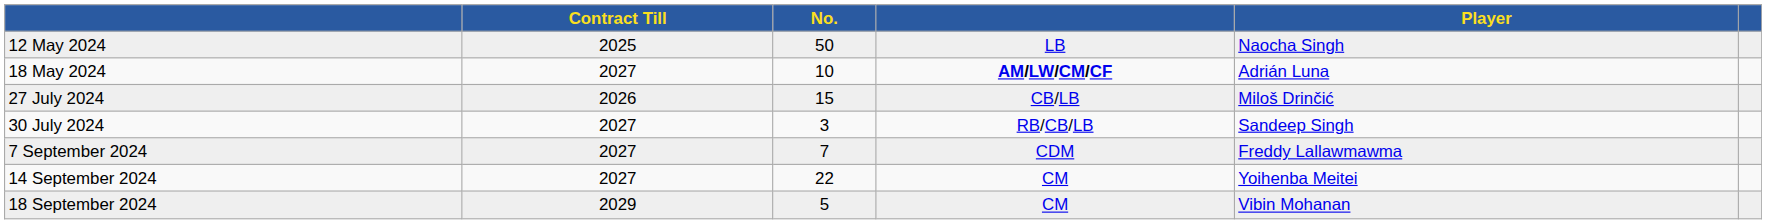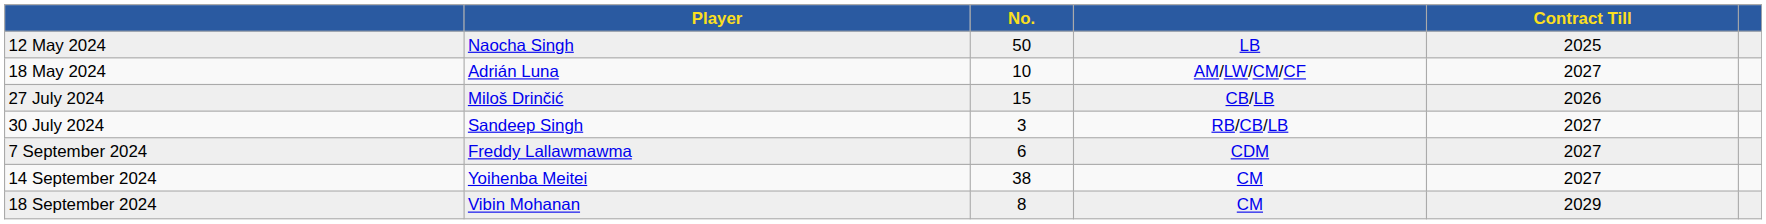columns swapped: (1487, 18) <-> (618, 18)
(1055, 72) bold -> (1250, 72) normal
(824, 152) 7 -> (1022, 152) 6
(824, 178) 22 -> (1022, 178) 38
(824, 205) 5 -> (1022, 205) 8
